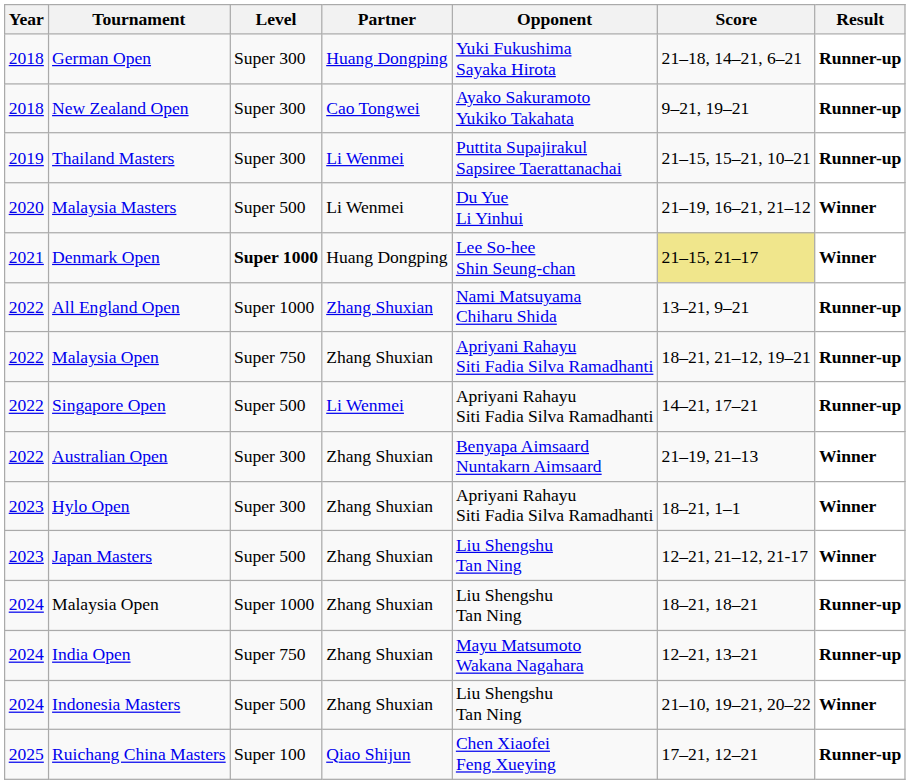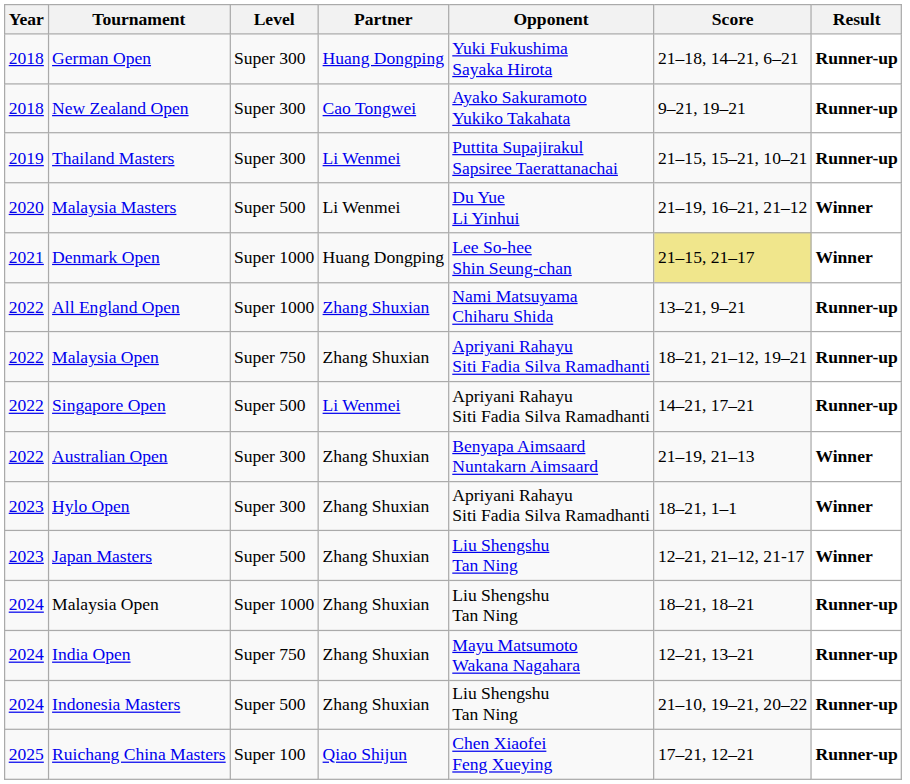(276, 257) bold -> (274, 257) normal
(848, 705) Winner -> (857, 705) Runner-up
